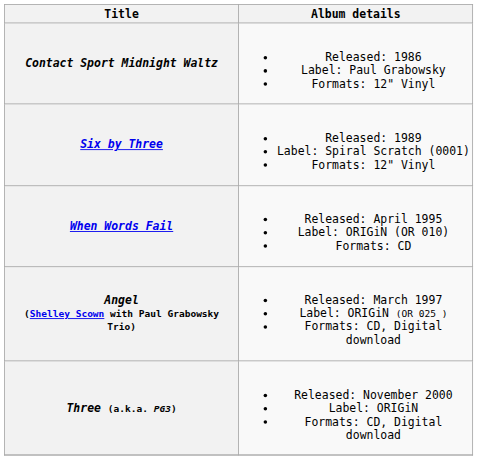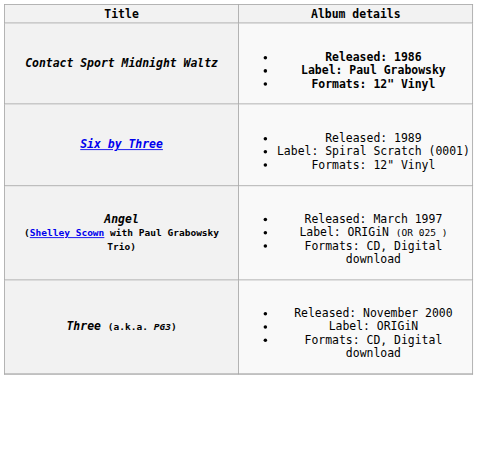(356, 70) normal -> (356, 70) bold
- row: (122, 226)
